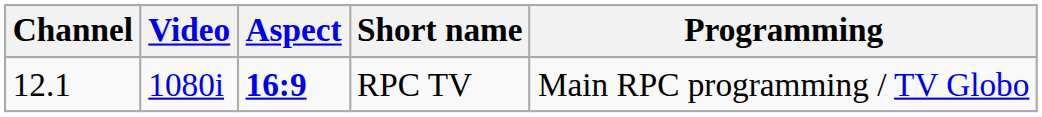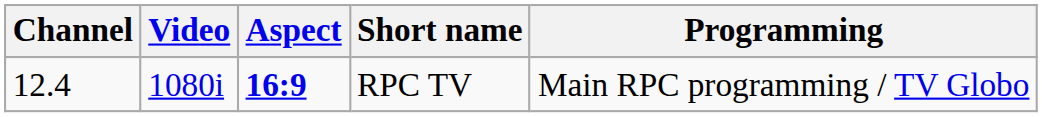(42, 83) 12.1 -> (42, 83) 12.4
